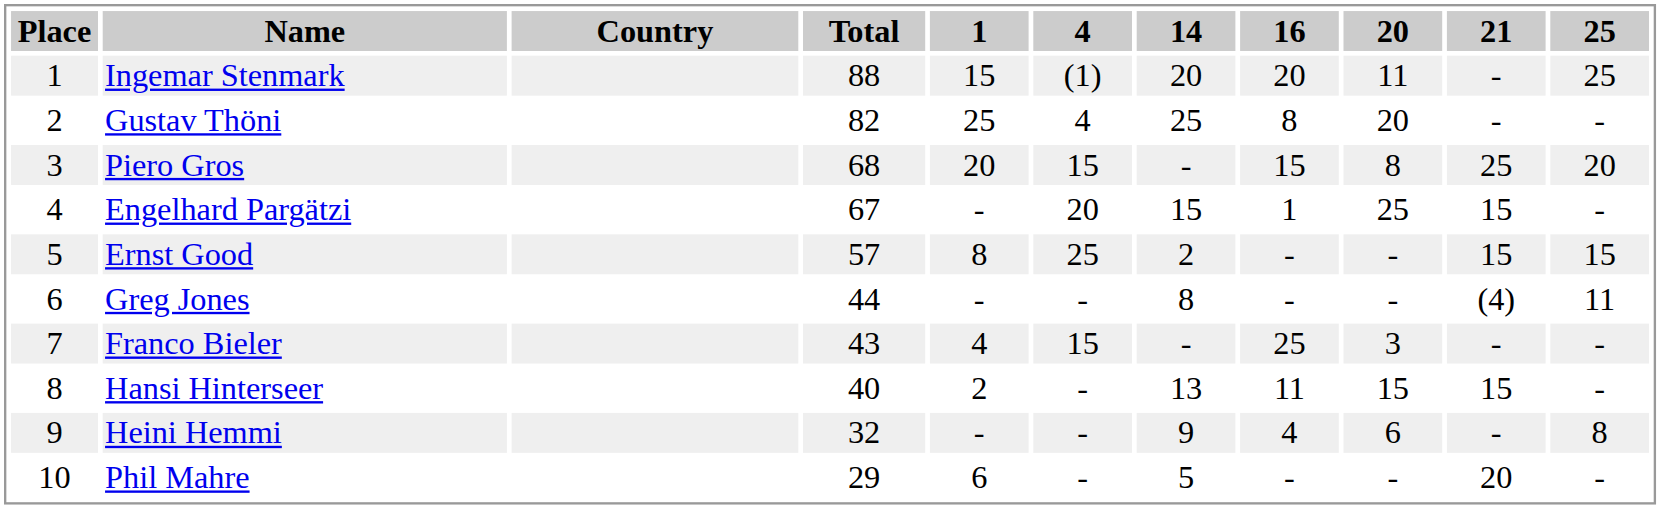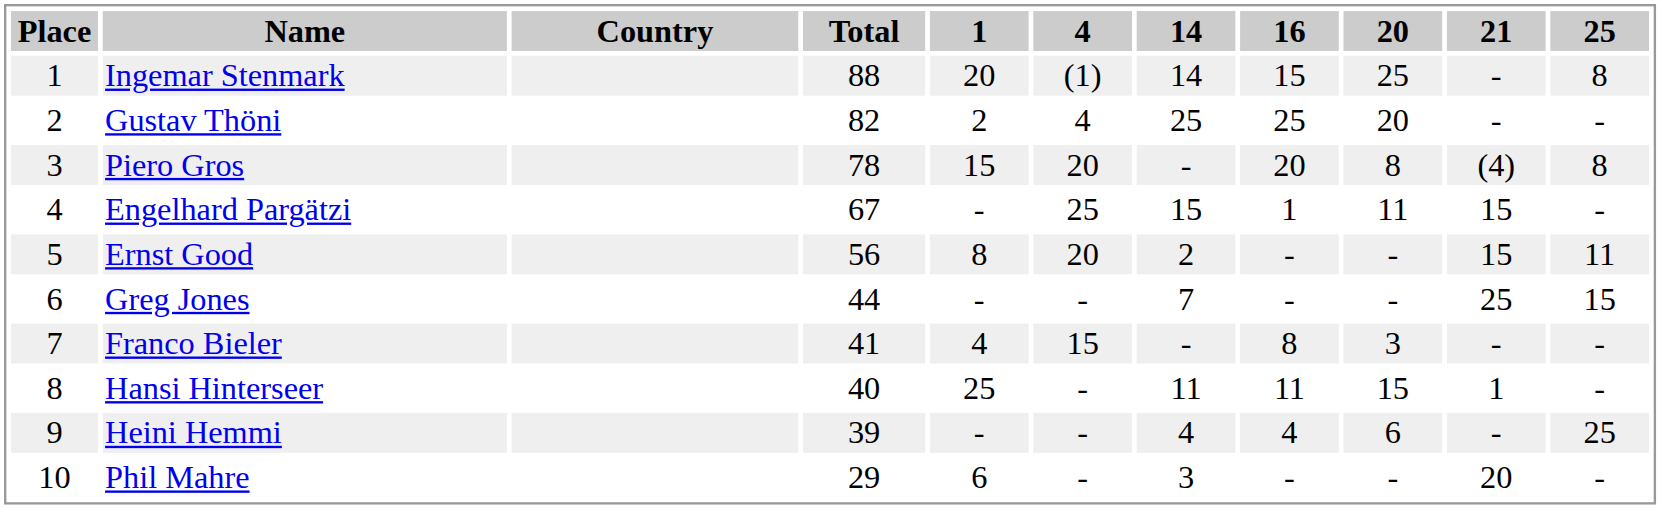(979, 76) 15 -> (979, 76) 20
(1186, 76) 20 -> (1186, 76) 14
(1289, 76) 20 -> (1289, 76) 15
(1393, 76) 11 -> (1393, 76) 25
(1600, 76) 25 -> (1600, 76) 8
(979, 120) 25 -> (979, 120) 2
(1289, 120) 8 -> (1289, 120) 25
(864, 165) 68 -> (864, 165) 78
(979, 165) 20 -> (979, 165) 15
(1083, 165) 15 -> (1083, 165) 20
(1289, 165) 15 -> (1289, 165) 20
(1496, 165) 25 -> (1496, 165) (4)
(1600, 165) 20 -> (1600, 165) 8
(1083, 210) 20 -> (1083, 210) 25
(1393, 210) 25 -> (1393, 210) 11
(864, 254) 57 -> (864, 254) 56
(1083, 254) 25 -> (1083, 254) 20
(1600, 254) 15 -> (1600, 254) 11
(1186, 299) 8 -> (1186, 299) 7
(1496, 299) (4) -> (1496, 299) 25
(1600, 299) 11 -> (1600, 299) 15
(864, 344) 43 -> (864, 344) 41
(1289, 344) 25 -> (1289, 344) 8
(979, 388) 2 -> (979, 388) 25
(1186, 388) 13 -> (1186, 388) 11
(1496, 388) 15 -> (1496, 388) 1
(864, 433) 32 -> (864, 433) 39
(1186, 433) 9 -> (1186, 433) 4
(1600, 433) 8 -> (1600, 433) 25
(1186, 478) 5 -> (1186, 478) 3
